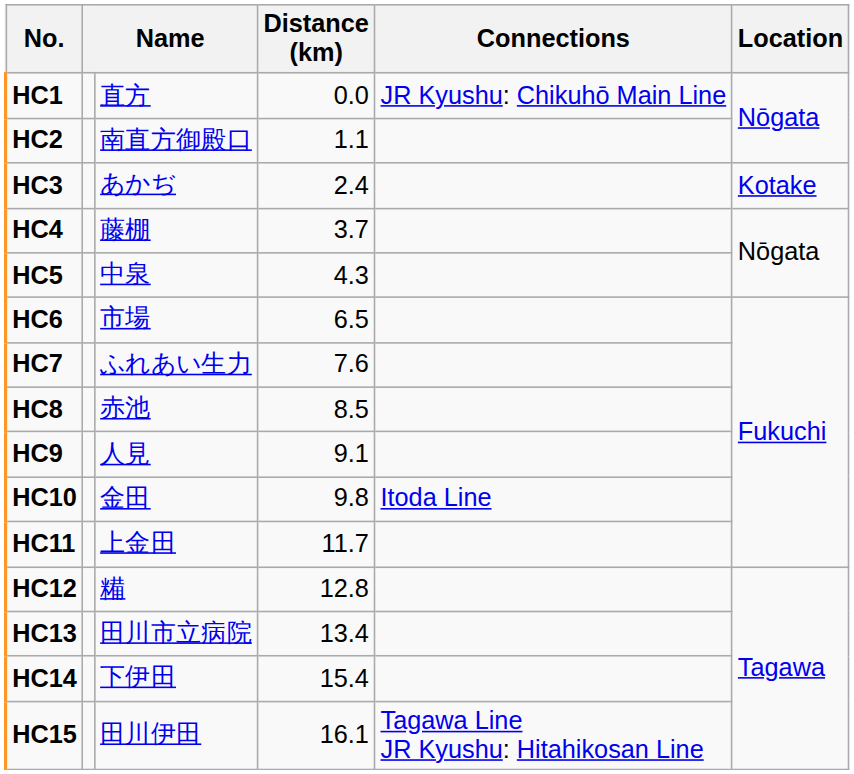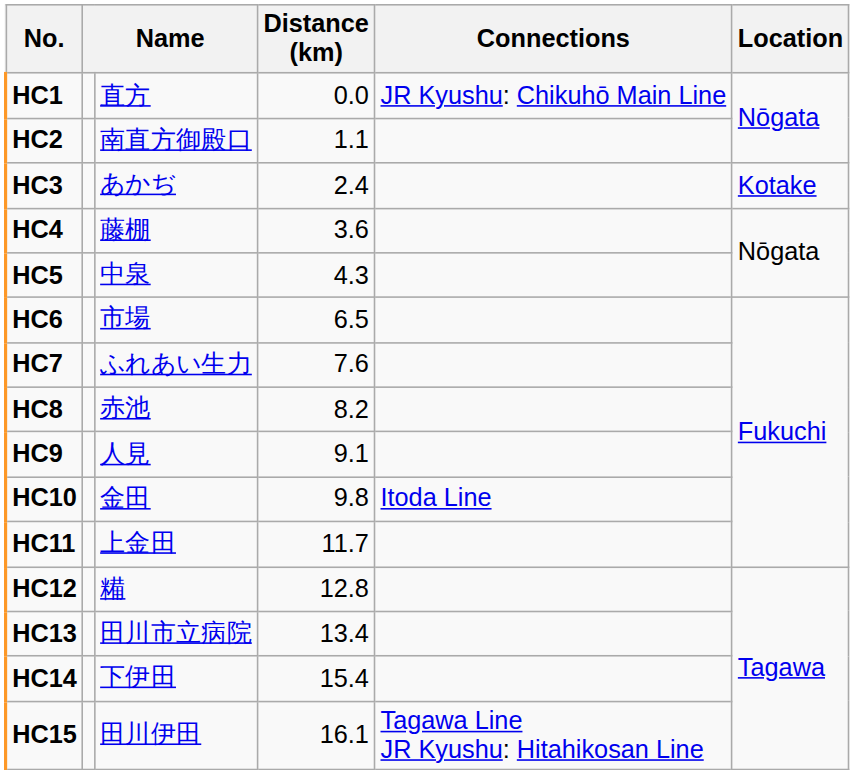(351, 229) 3.7 -> (351, 229) 3.6
(351, 409) 8.5 -> (351, 409) 8.2
